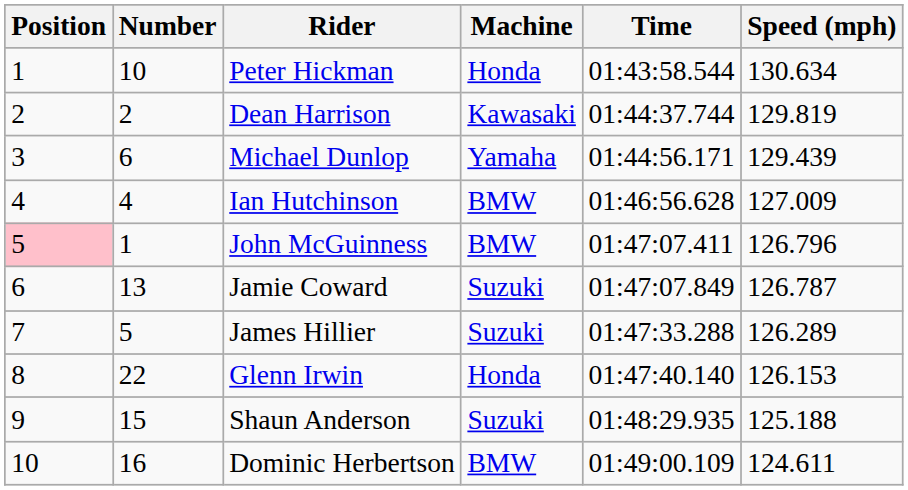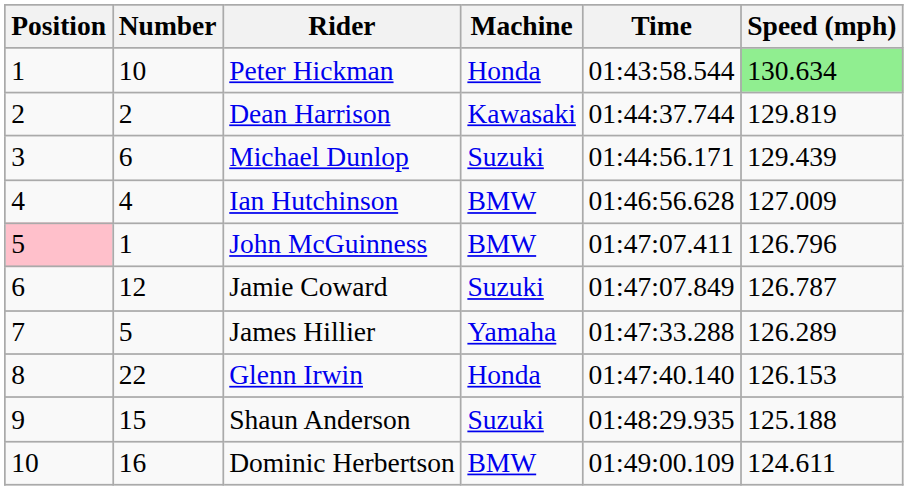(792, 69) no background -> (792, 69) lightgreen background
(512, 157) Yamaha -> (506, 157) Suzuki
(132, 288) 13 -> (132, 288) 12
(506, 331) Suzuki -> (512, 331) Yamaha
